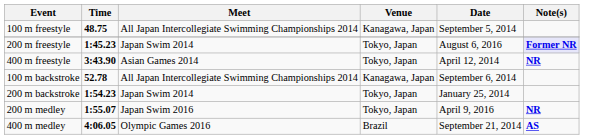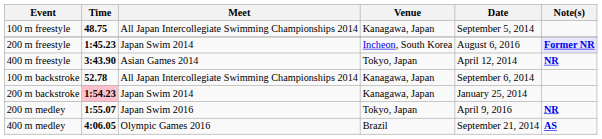(390, 45) Tokyo, Japan -> (407, 45) Incheon, South Korea
(100, 93) no background -> (100, 93) pink background
(390, 93) Tokyo, Japan -> (399, 93) Kanagawa, Japan
